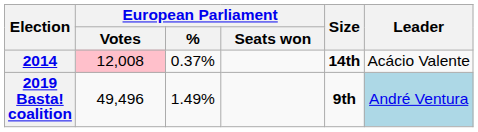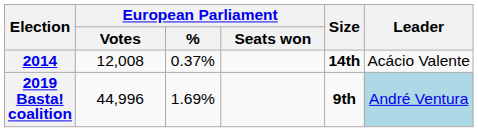(120, 61) pink background -> (120, 61) no background
(120, 99) 49,496 -> (120, 99) 44,996
(193, 99) 1.49% -> (193, 99) 1.69%
